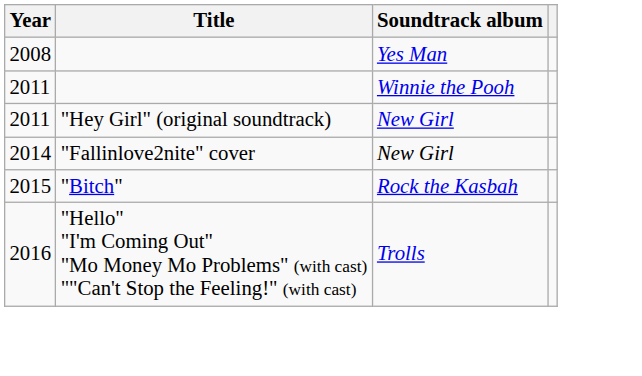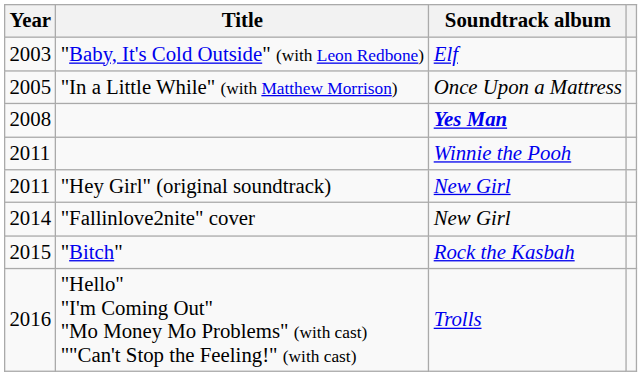+ row: (30, 53)
+ row: (30, 86)
(412, 53) normal -> (470, 119) bold
